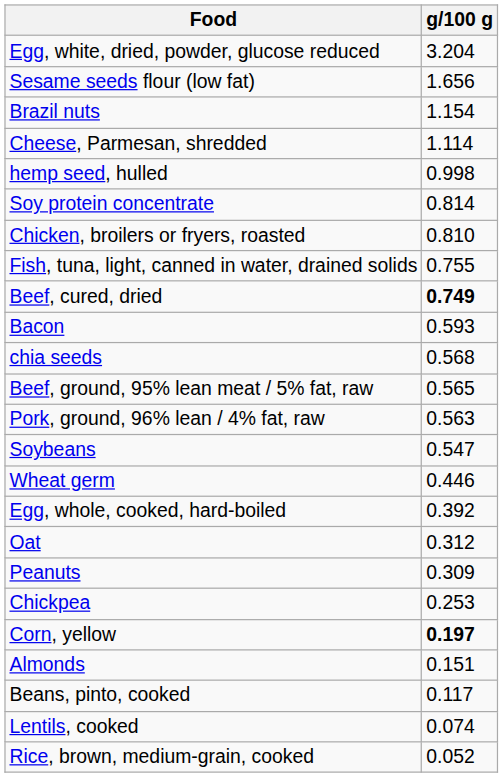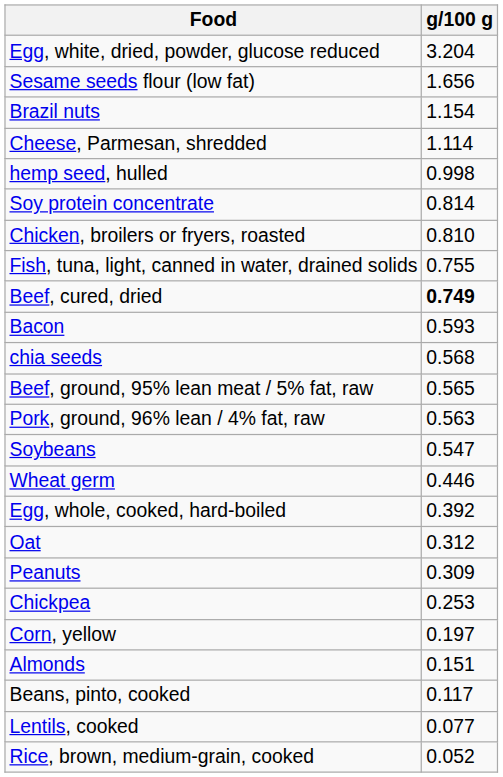(451, 634) bold -> (451, 634) normal
(451, 726) 0.074 -> (451, 726) 0.077
